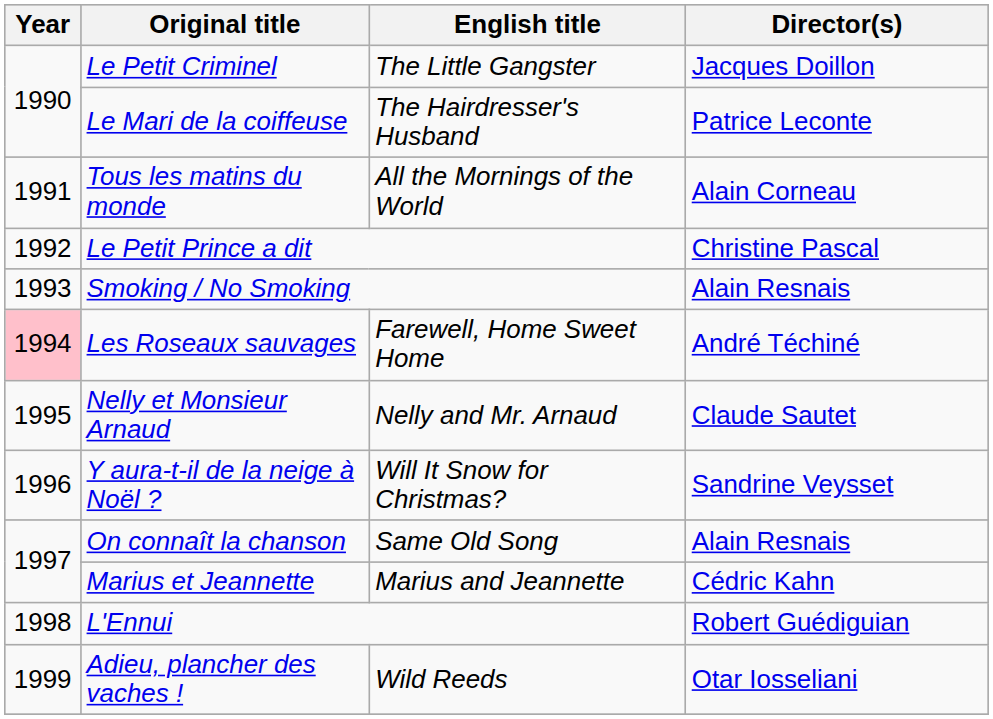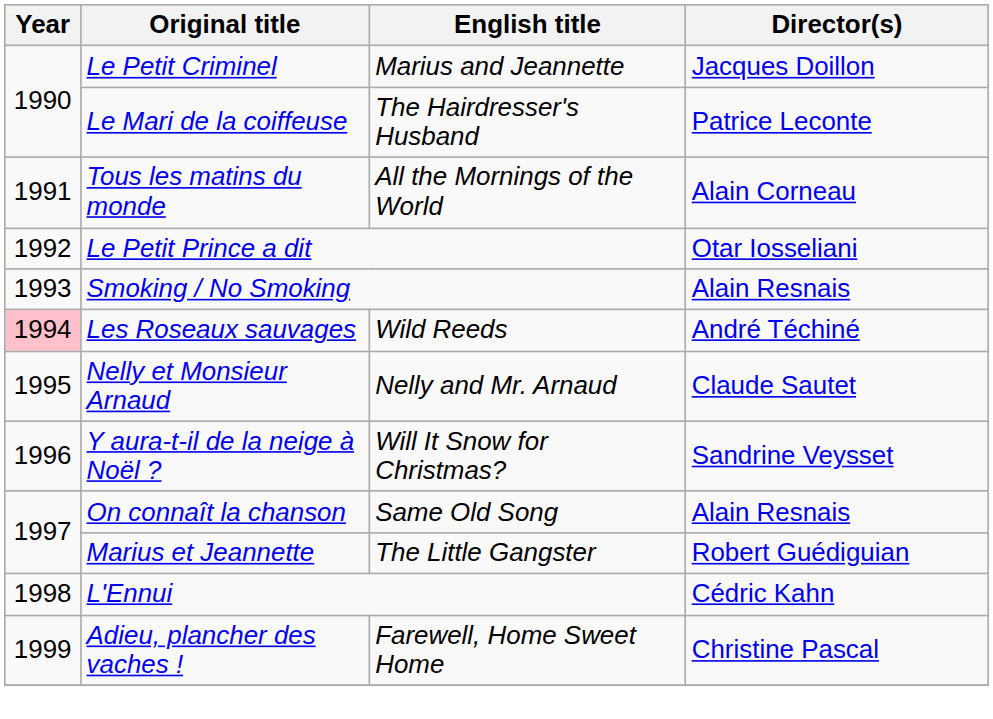(485, 66) The Little Gangster -> (500, 66) Marius and Jeannette
(785, 247) Christine Pascal -> (775, 247) Otar Iosseliani
(506, 344) Farewell, Home Sweet Home -> (441, 330) Wild Reeds
(500, 581) Marius and Jeannette -> (485, 552) The Little Gangster
(763, 581) Cédric Kahn -> (801, 552) Robert Guédiguian
(801, 623) Robert Guédiguian -> (763, 593) Cédric Kahn
(441, 678) Wild Reeds -> (506, 649) Farewell, Home Sweet Home
(775, 678) Otar Iosseliani -> (785, 649) Christine Pascal
